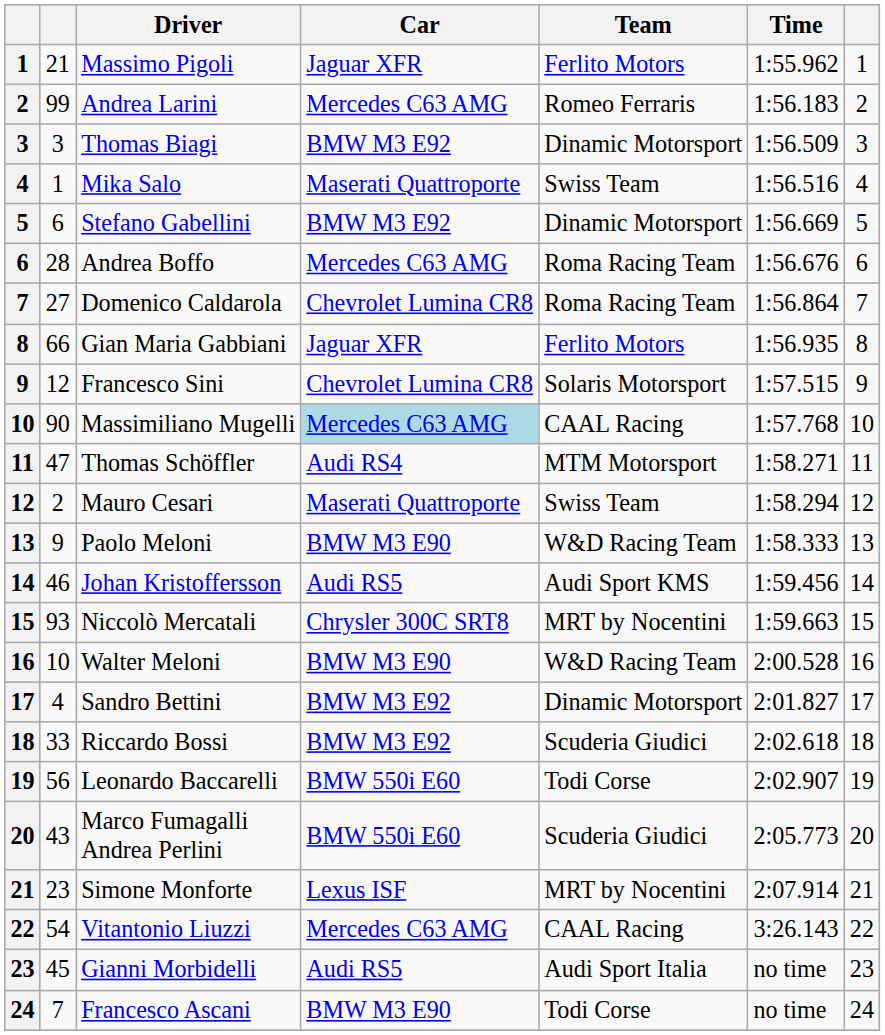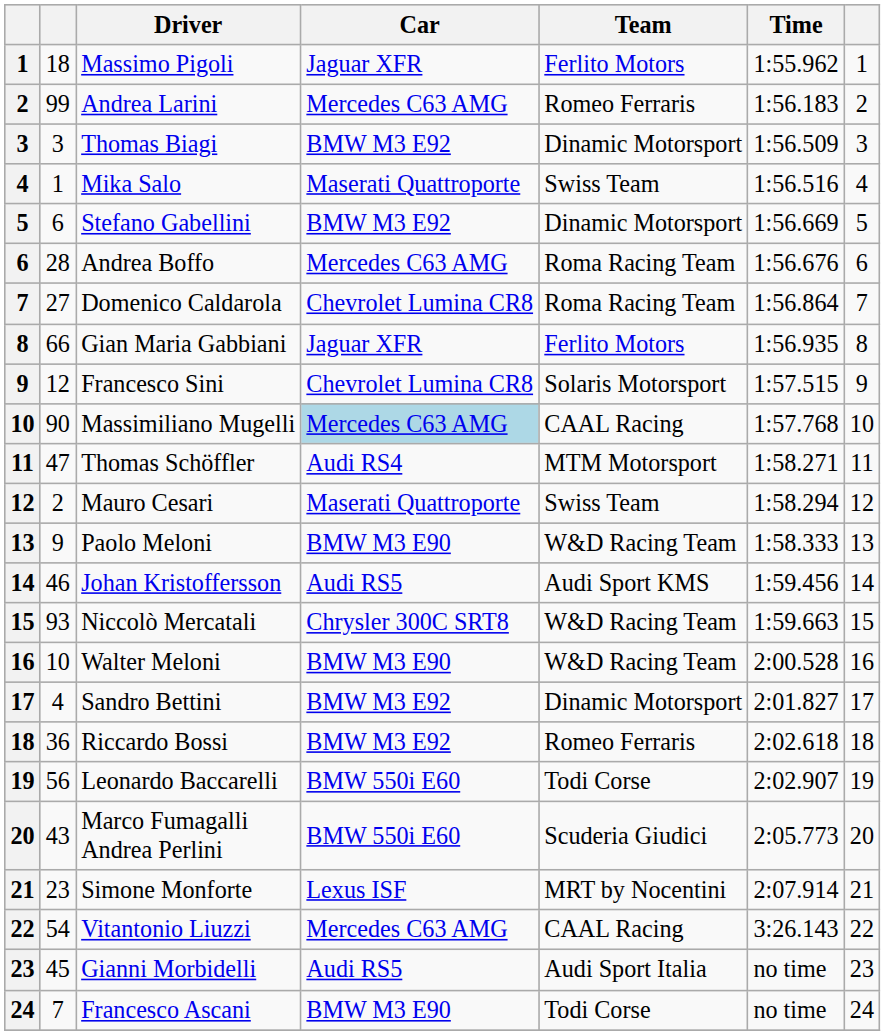(58, 64) 21 -> (58, 64) 18
(635, 622) MRT by Nocentini -> (640, 622) W&D Racing Team
(58, 741) 33 -> (58, 741) 36
(626, 741) Scuderia Giudici -> (620, 741) Romeo Ferraris
